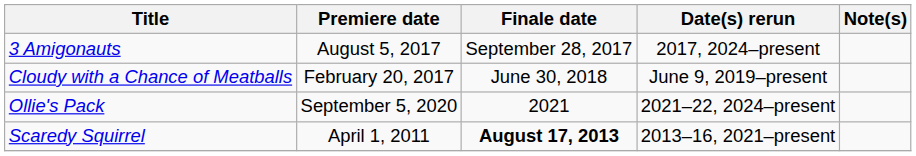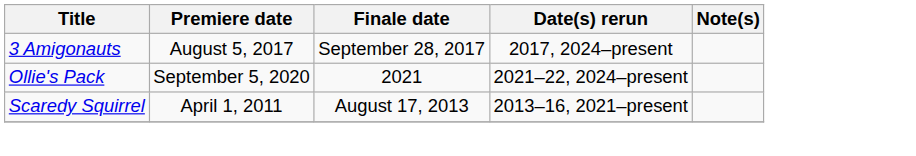- row: (150, 77)
(549, 135) bold -> (402, 106) normal
